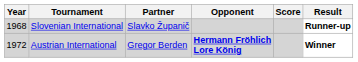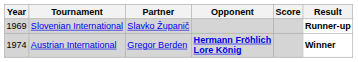(17, 26) 1968 -> (17, 26) 1969
(17, 46) 1972 -> (17, 46) 1974
